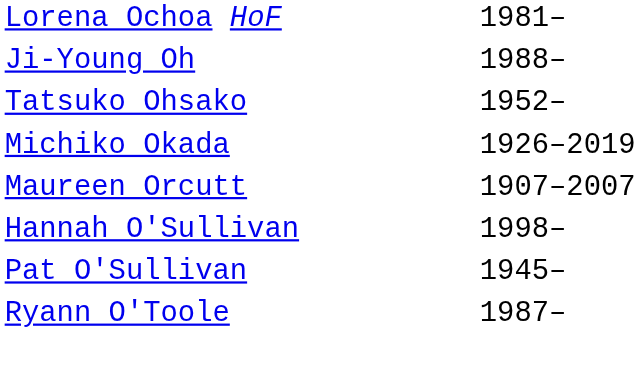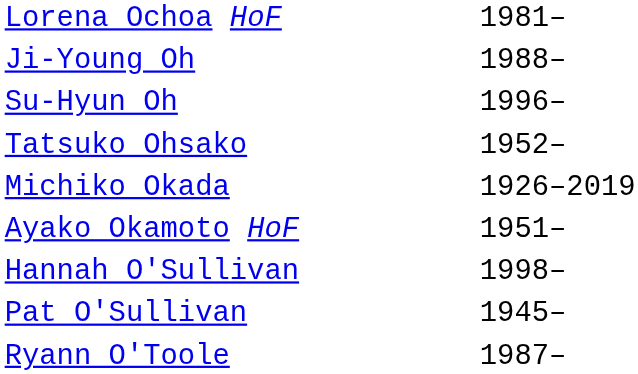+ row: (91, 103)
+ row: (152, 229)
- row: (126, 187)
